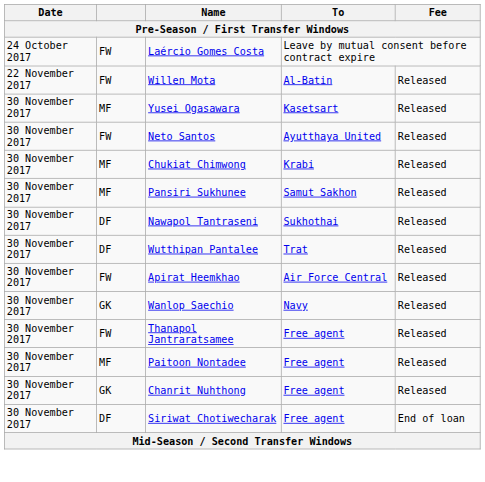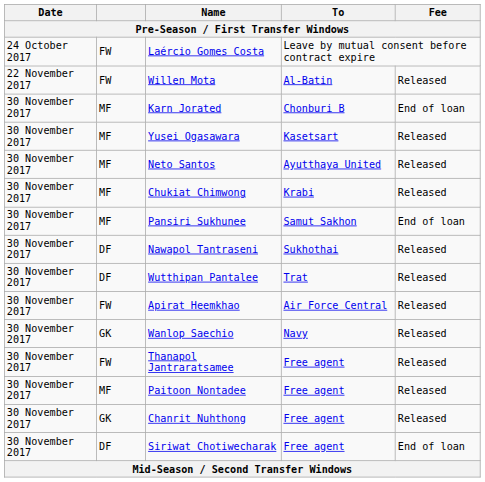+ row: (185, 108)
(105, 136) FW -> (105, 164) MF
(422, 193) Released -> (431, 221) End of loan
